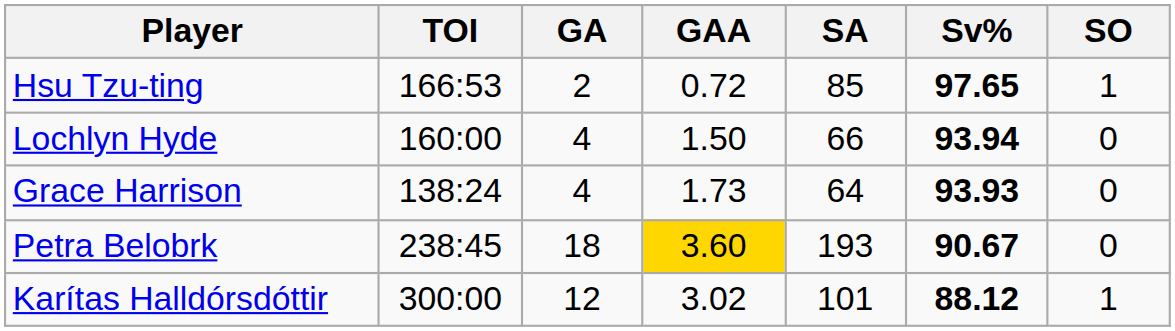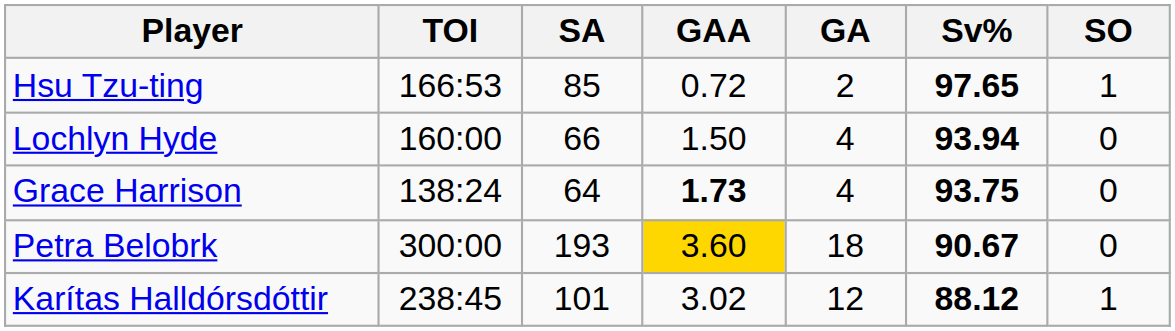columns swapped: (582, 31) <-> (845, 31)
(714, 191) normal -> (714, 191) bold
(977, 191) 93.93 -> (977, 191) 93.75
(450, 245) 238:45 -> (450, 245) 300:00
(450, 298) 300:00 -> (450, 298) 238:45
